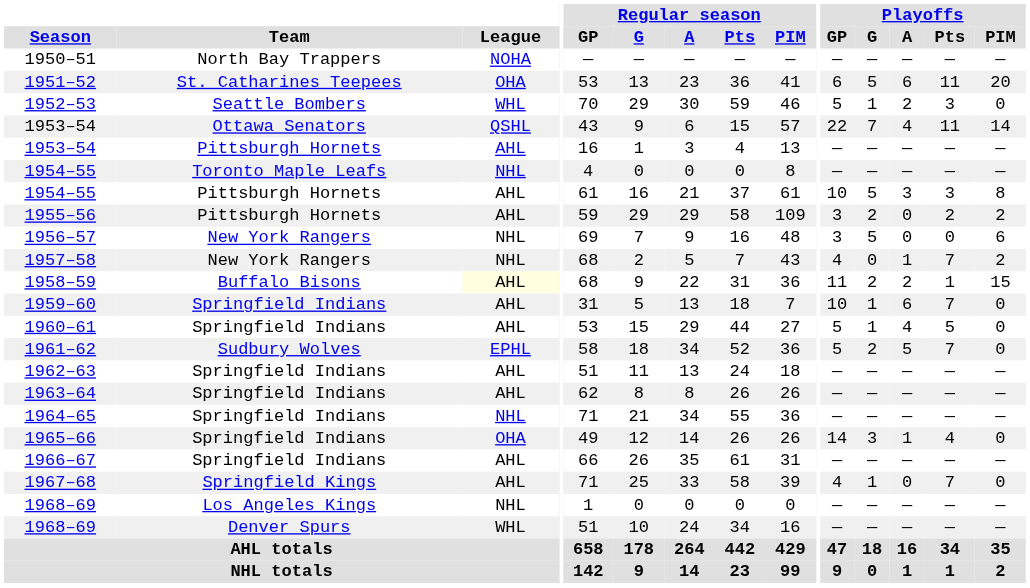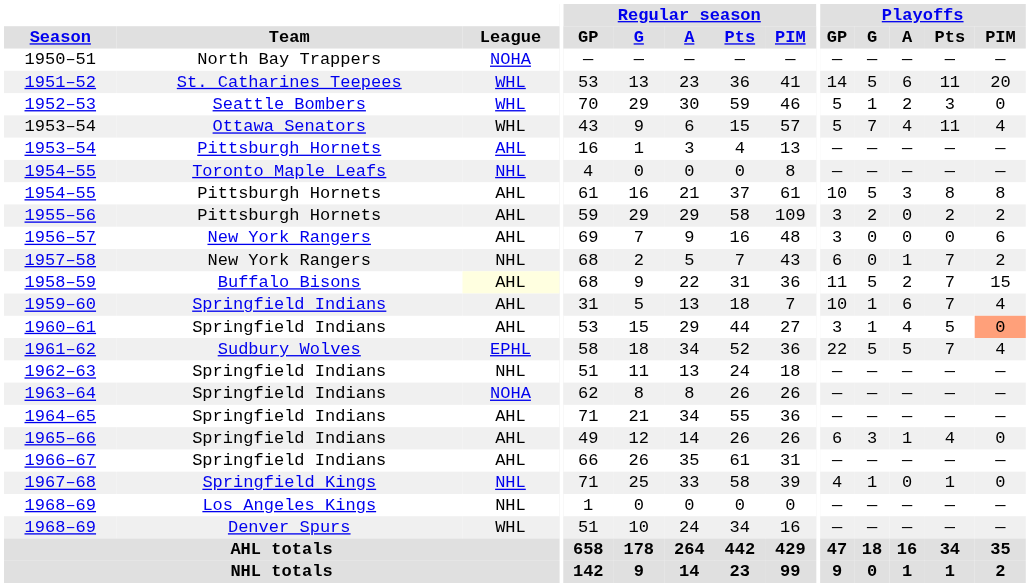(510, 82) OHA -> (510, 82) WHL
(837, 82) 6 -> (837, 82) 14
(510, 126) QSHL -> (510, 126) WHL
(837, 126) 22 -> (837, 126) 5
(1000, 126) 14 -> (1000, 126) 4
(950, 193) 3 -> (950, 193) 8
(510, 238) NHL -> (510, 238) AHL
(872, 238) 5 -> (872, 238) 0
(837, 260) 4 -> (837, 260) 6
(872, 282) 2 -> (872, 282) 5
(950, 282) 1 -> (950, 282) 7
(1000, 305) 0 -> (1000, 305) 4
(837, 327) 5 -> (837, 327) 3
(1000, 327) no background -> (1000, 327) lightsalmon background
(837, 349) 5 -> (837, 349) 22
(872, 349) 2 -> (872, 349) 5
(1000, 349) 0 -> (1000, 349) 4
(510, 371) AHL -> (510, 371) NHL
(510, 394) AHL -> (510, 394) NOHA
(510, 416) NHL -> (510, 416) AHL
(510, 438) OHA -> (510, 438) AHL
(837, 438) 14 -> (837, 438) 6
(510, 483) AHL -> (510, 483) NHL
(950, 483) 7 -> (950, 483) 1
